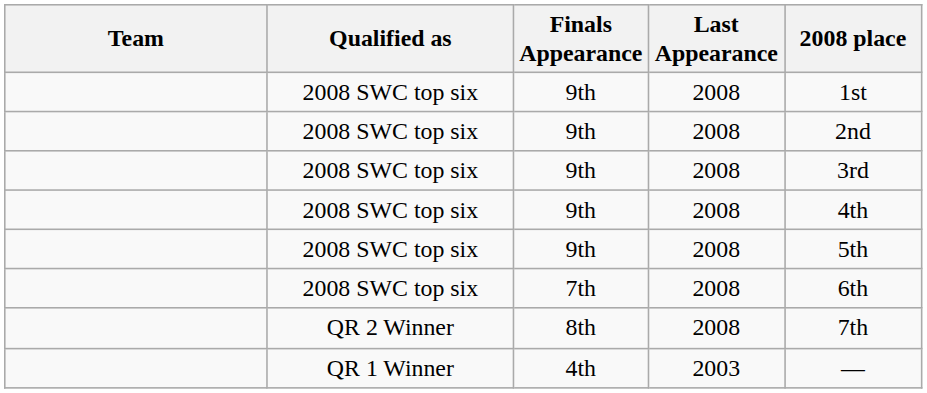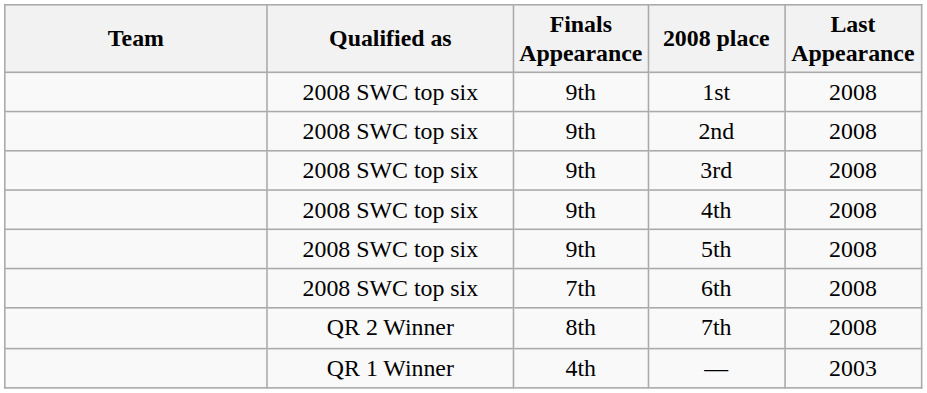columns swapped: (716, 38) <-> (853, 38)
